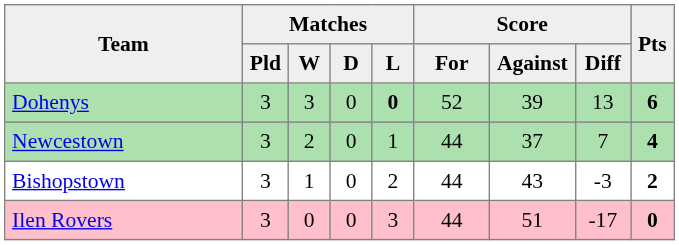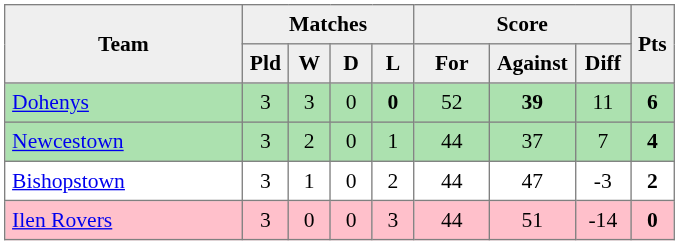(532, 102) normal -> (532, 102) bold
(603, 102) 13 -> (603, 102) 11
(532, 180) 43 -> (532, 180) 47
(603, 219) -17 -> (603, 219) -14
